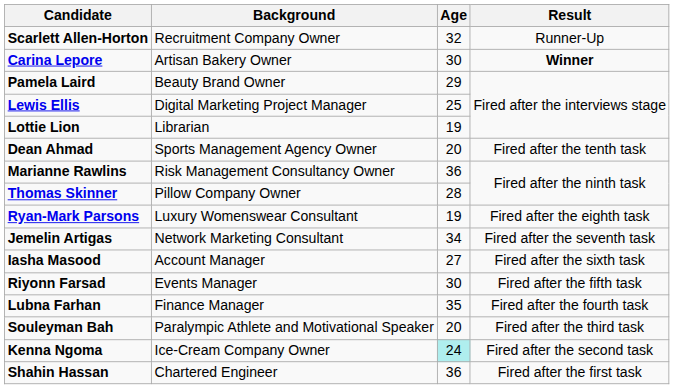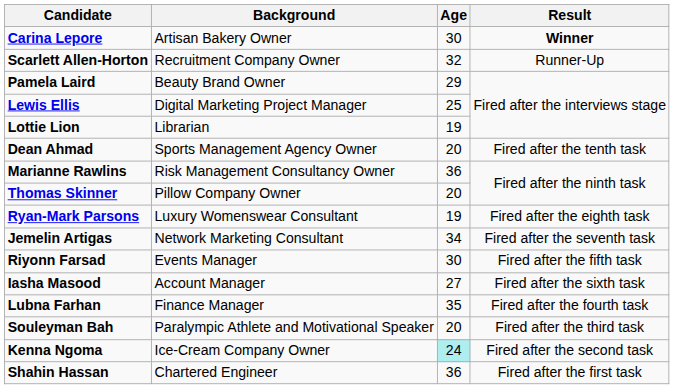rows swapped: (55, 60) <-> (78, 37)
(454, 194) 28 -> (454, 194) 20
rows swapped: (54, 261) <-> (57, 283)
